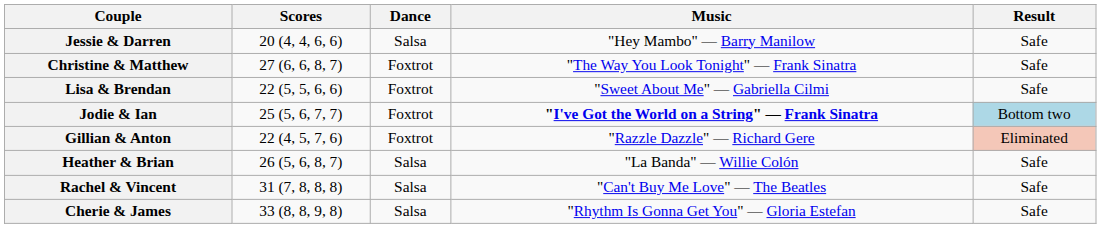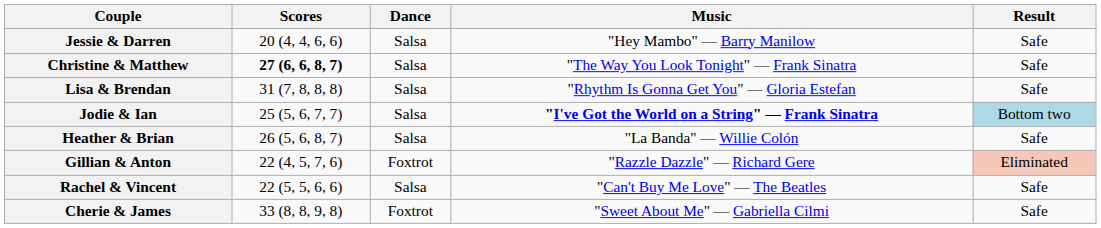(301, 65) normal -> (301, 65) bold
(410, 65) Foxtrot -> (410, 65) Salsa
(301, 89) 22 (5, 5, 6, 6) -> (301, 89) 31 (7, 8, 8, 8)
(410, 89) Foxtrot -> (410, 89) Salsa
(712, 89) "Sweet About Me" — Gabriella Cilmi -> (712, 89) "Rhythm Is Gonna Get You" — Gloria Estefan
(410, 114) Foxtrot -> (410, 114) Salsa
rows swapped: (118, 162) <-> (118, 138)
(301, 187) 31 (7, 8, 8, 8) -> (301, 187) 22 (5, 5, 6, 6)
(410, 211) Salsa -> (410, 211) Foxtrot
(712, 211) "Rhythm Is Gonna Get You" — Gloria Estefan -> (712, 211) "Sweet About Me" — Gabriella Cilmi
